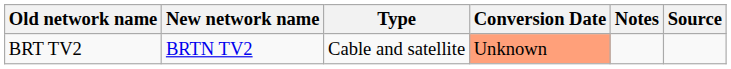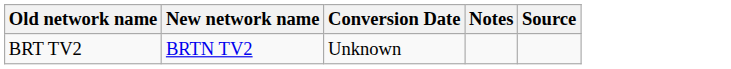- column: (397, 19)
(510, 48) lightsalmon background -> (365, 48) no background
